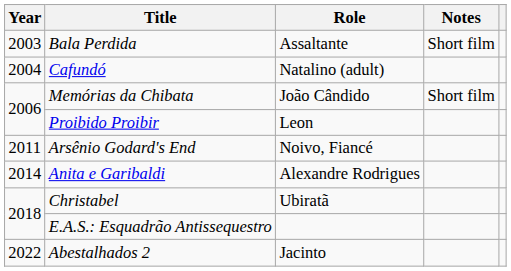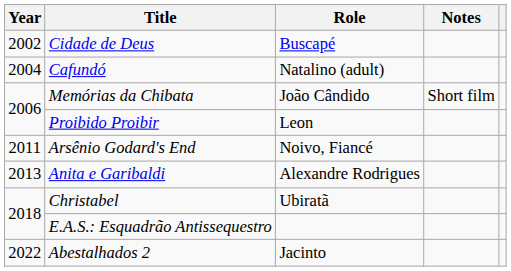+ row: (102, 43)
- row: (93, 43)
(25, 174) 2014 -> (25, 174) 2013
